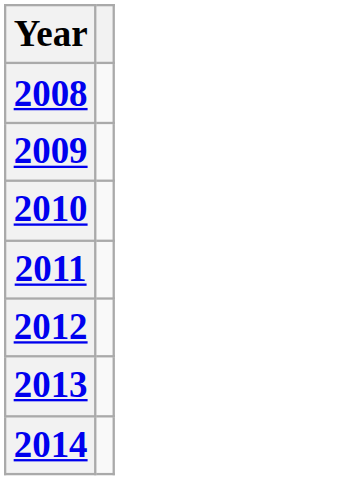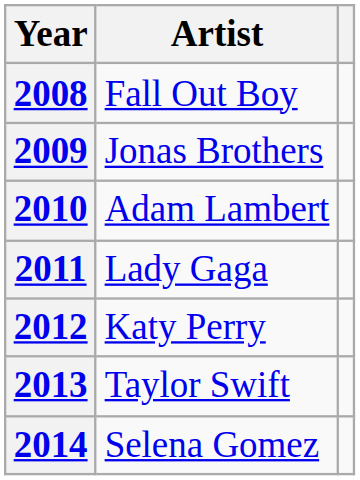+ column: (217, 33)
